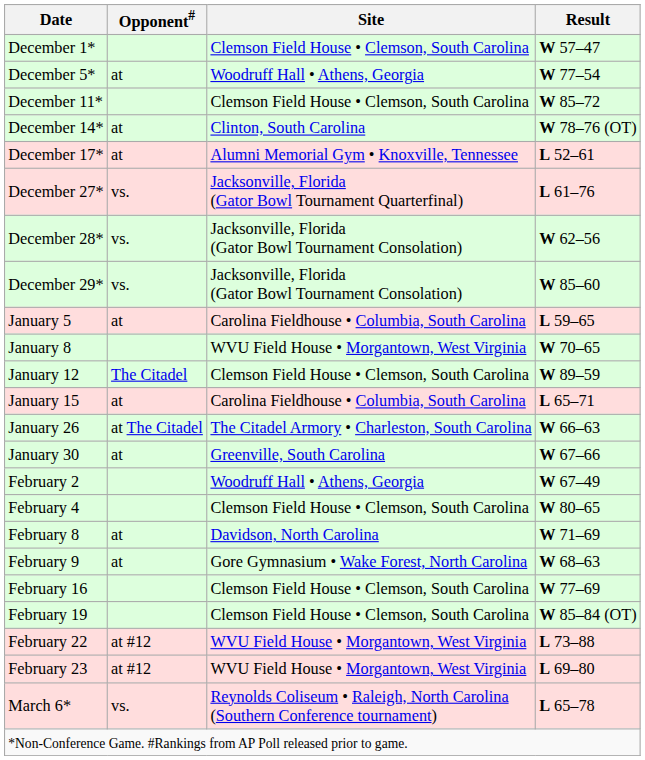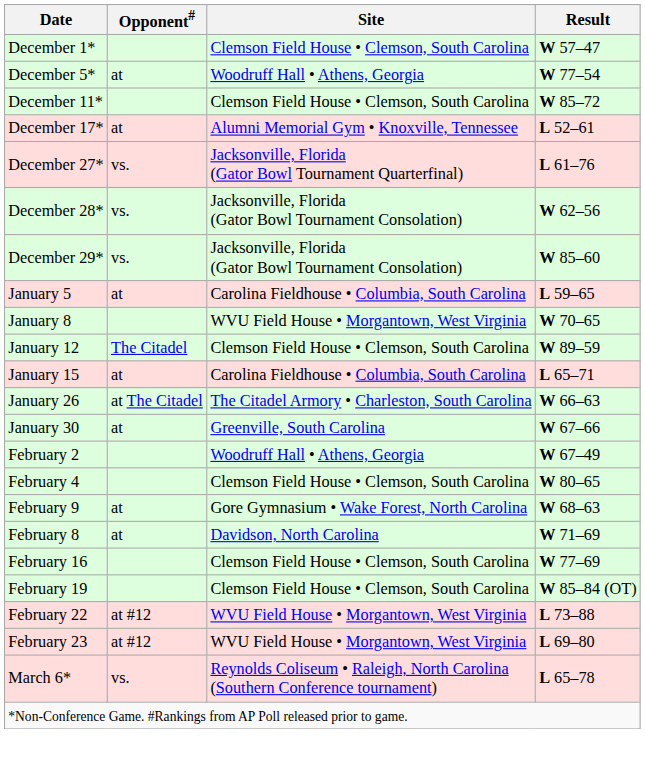- row: (56, 128)
rows swapped: (44, 535) <-> (44, 561)
